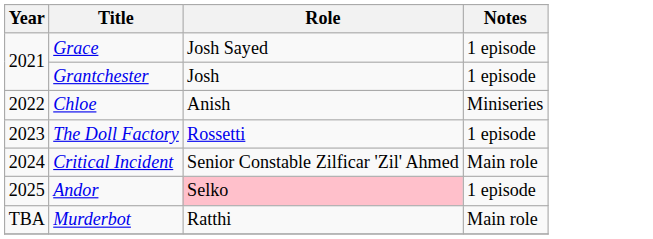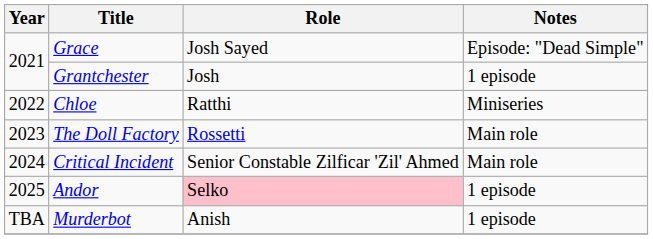(501, 47) 1 episode -> (555, 47) Episode: "Dead Simple"
(209, 104) Anish -> (209, 104) Ratthi
(501, 133) 1 episode -> (502, 133) Main role
(209, 219) Ratthi -> (209, 219) Anish
(502, 219) Main role -> (501, 219) 1 episode
